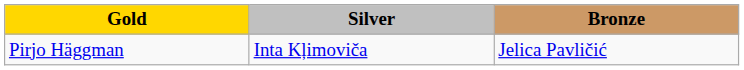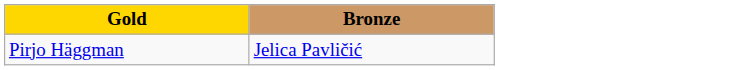- column: (372, 19)
